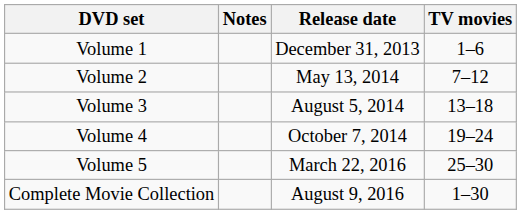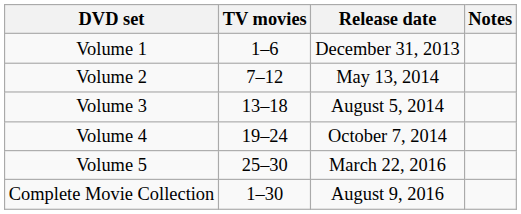columns swapped: (470, 19) <-> (245, 19)
